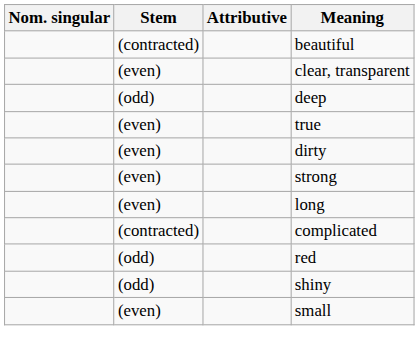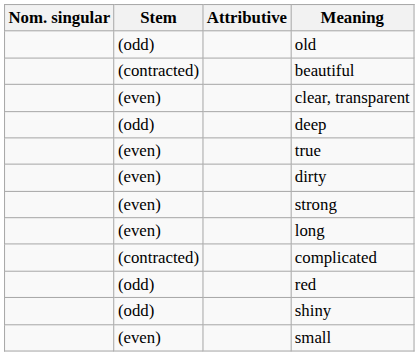+ row: (306, 44)
